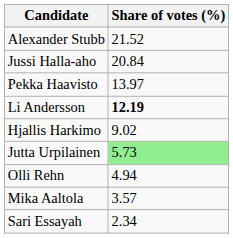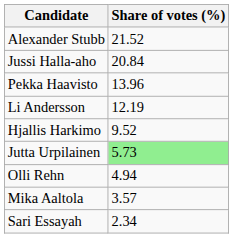(128, 84) 13.97 -> (128, 84) 13.96
(128, 107) bold -> (128, 107) normal
(124, 130) 9.02 -> (124, 130) 9.52
